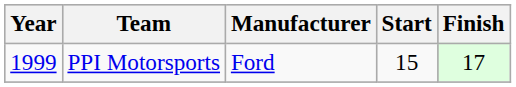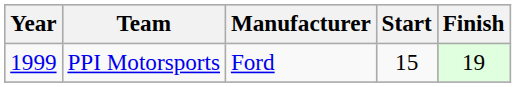(474, 62) 17 -> (474, 62) 19
